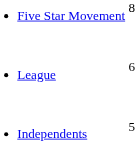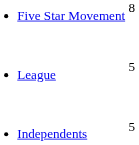(132, 67) 6 -> (132, 67) 5
